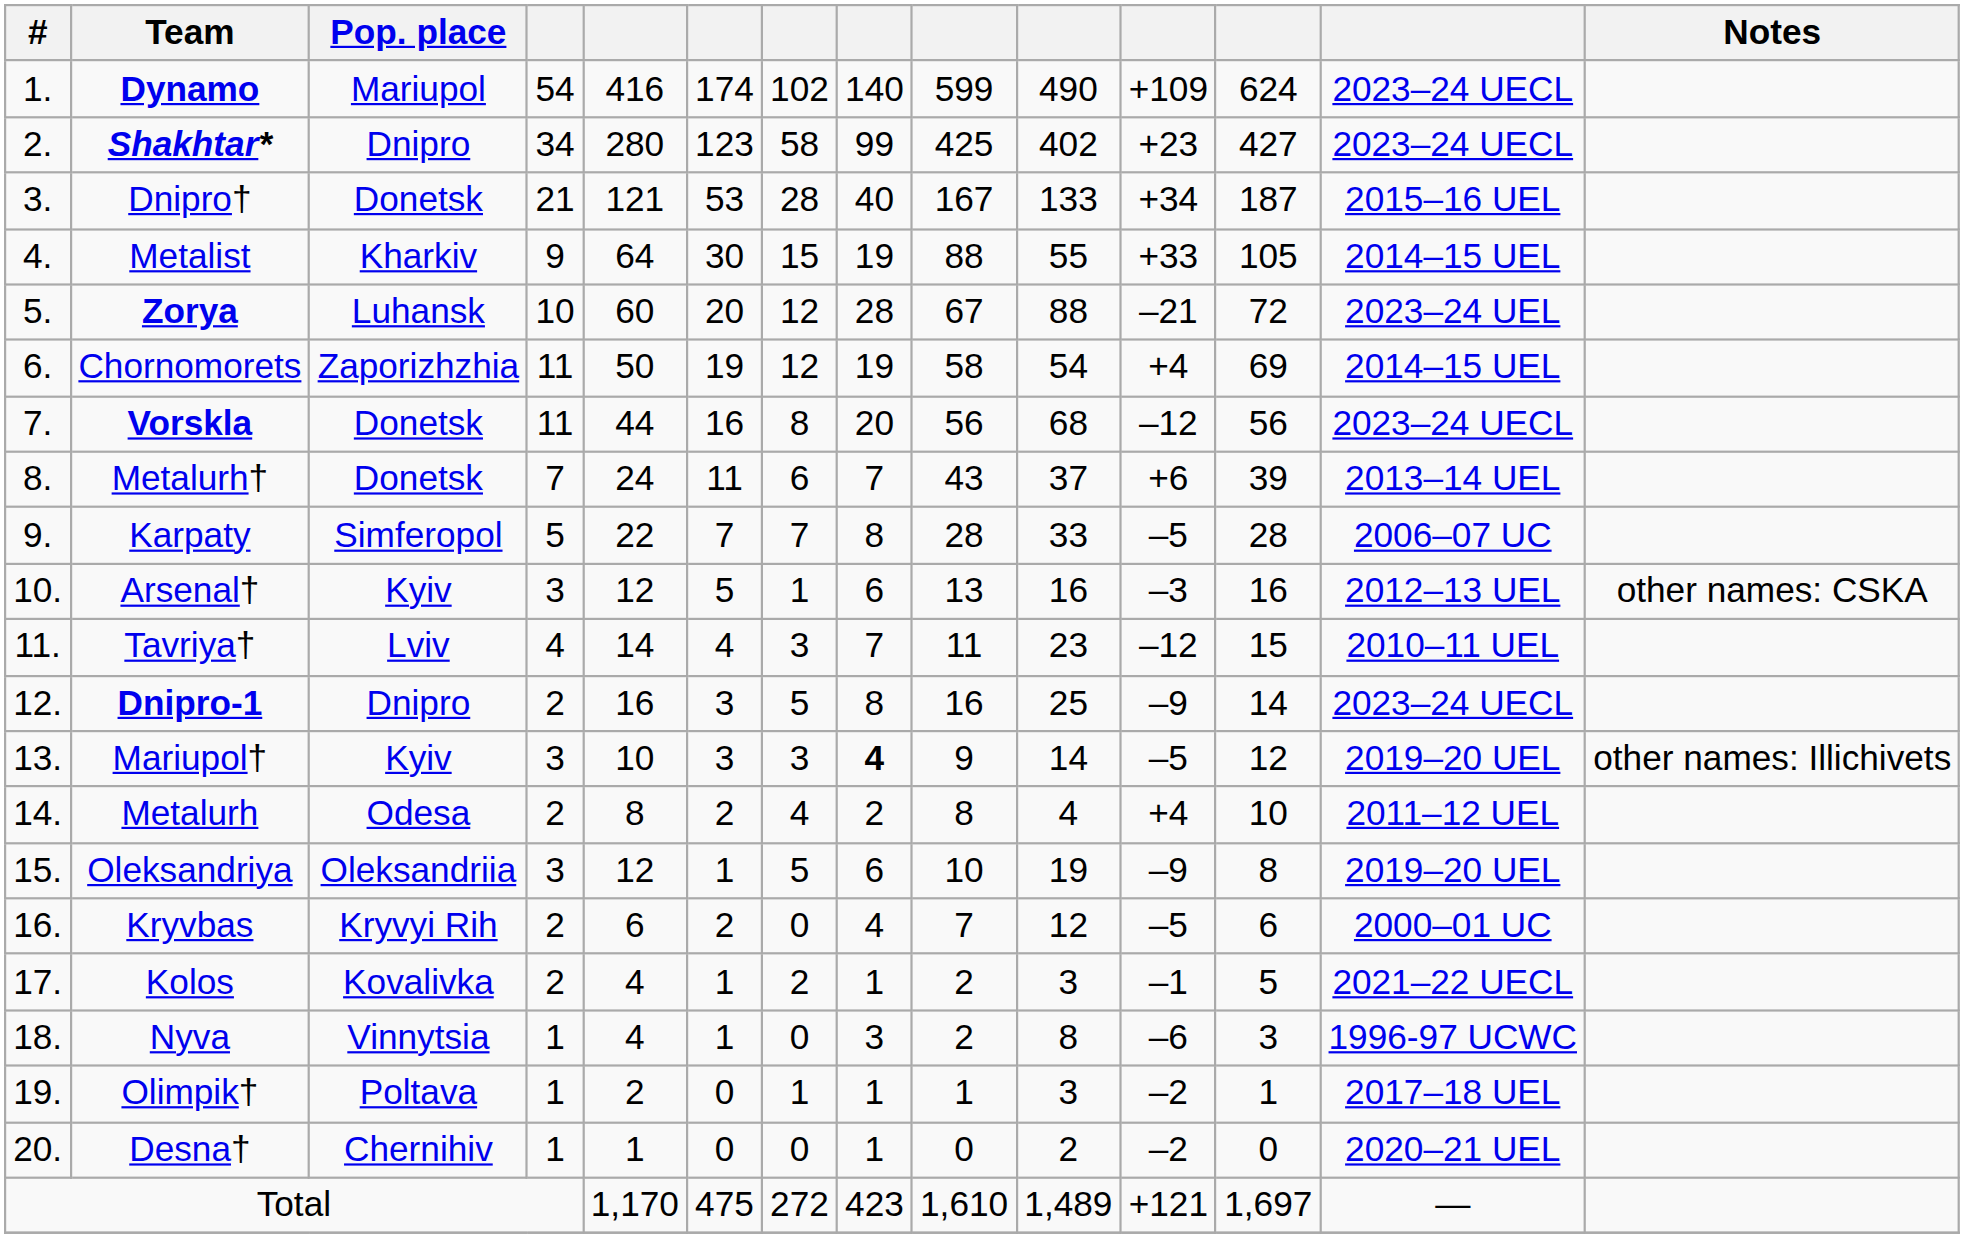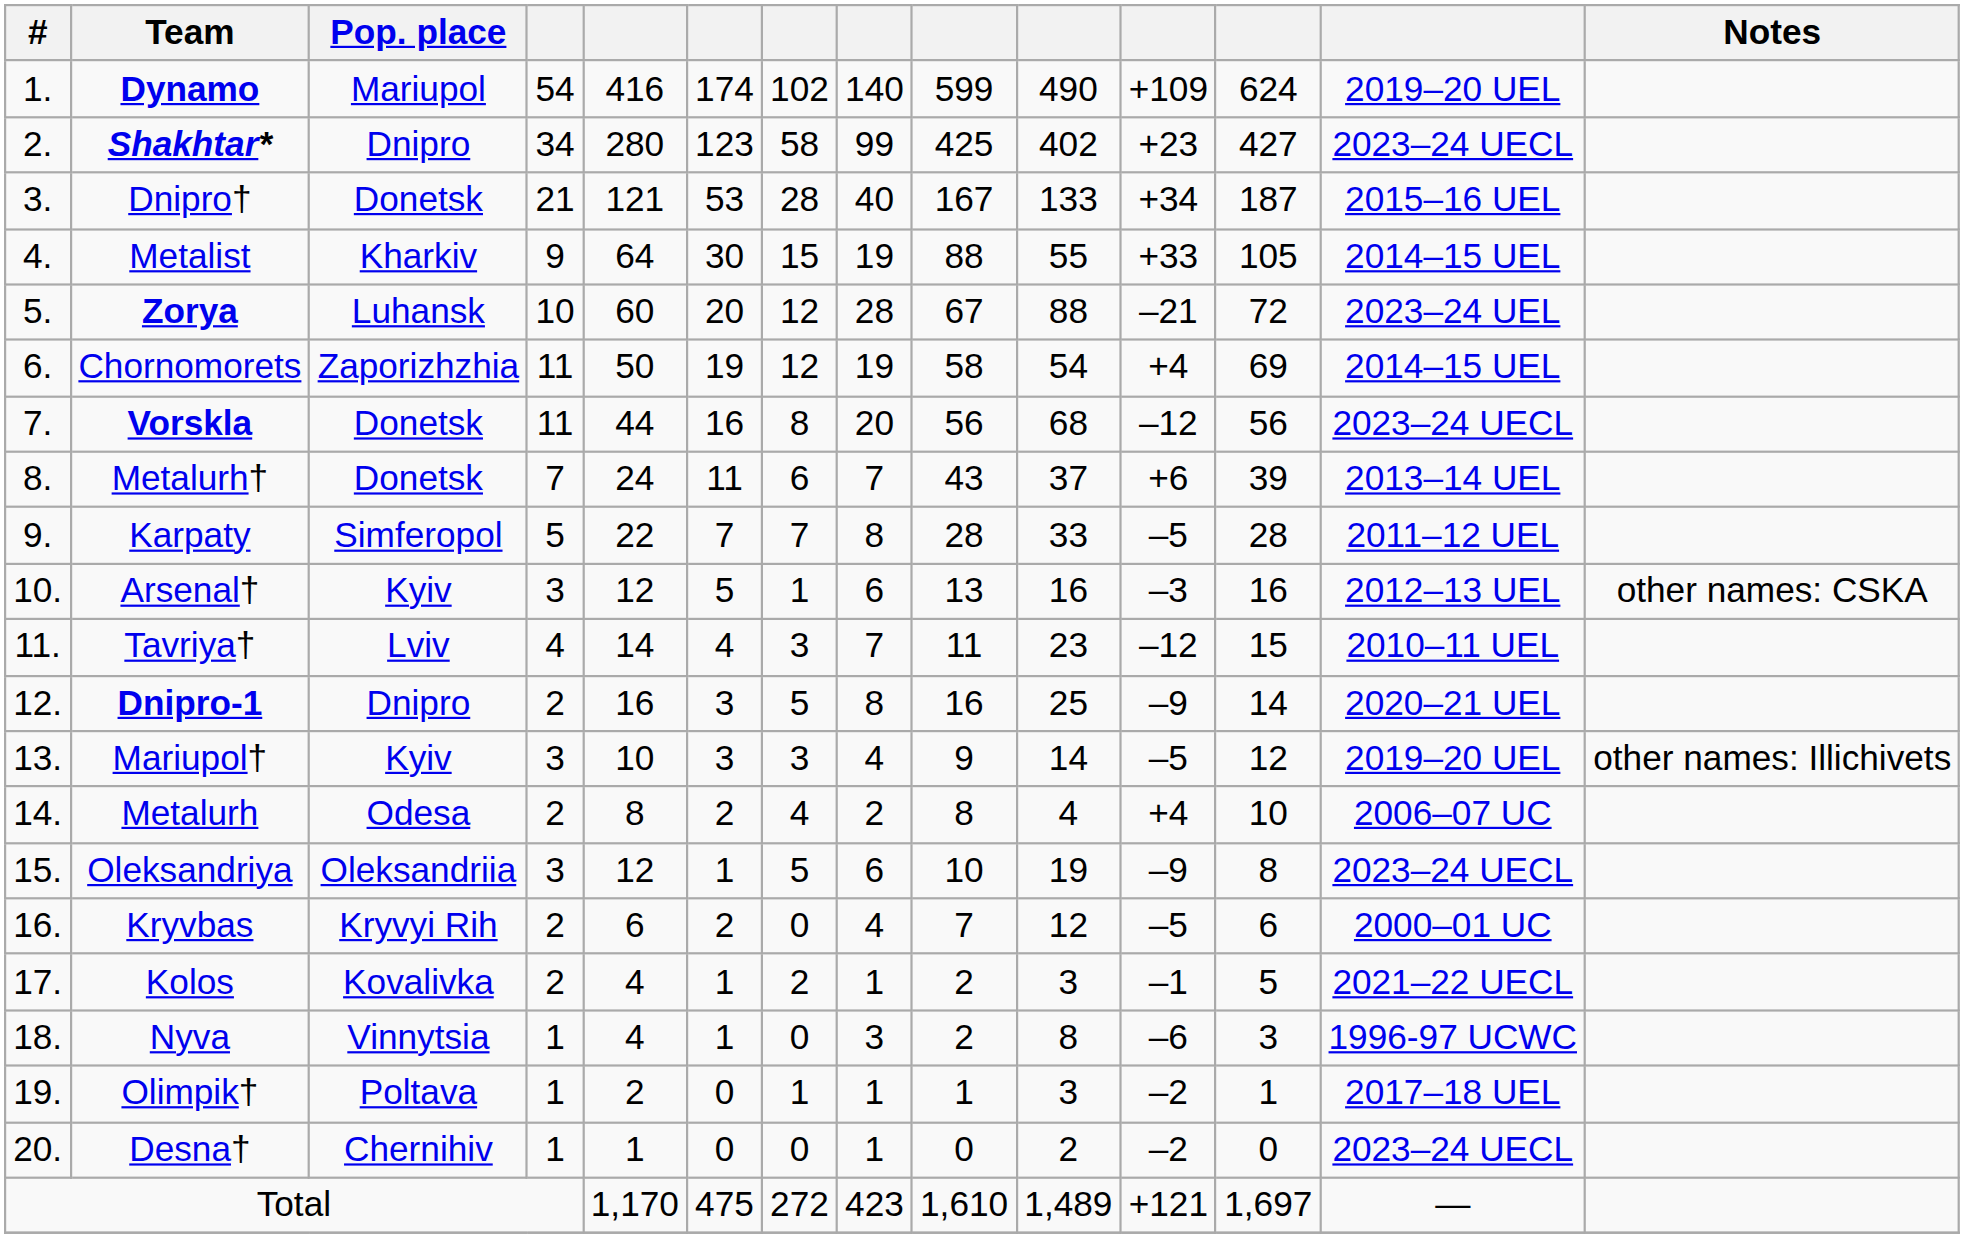(1453, 88) 2023–24 UECL -> (1453, 88) 2019–20 UEL
(1453, 534) 2006–07 UC -> (1453, 534) 2011–12 UEL
(1453, 702) 2023–24 UECL -> (1453, 702) 2020–21 UEL
(874, 758) bold -> (874, 758) normal
(1453, 813) 2011–12 UEL -> (1453, 813) 2006–07 UC
(1453, 869) 2019–20 UEL -> (1453, 869) 2023–24 UECL
(1453, 1148) 2020–21 UEL -> (1453, 1148) 2023–24 UECL
